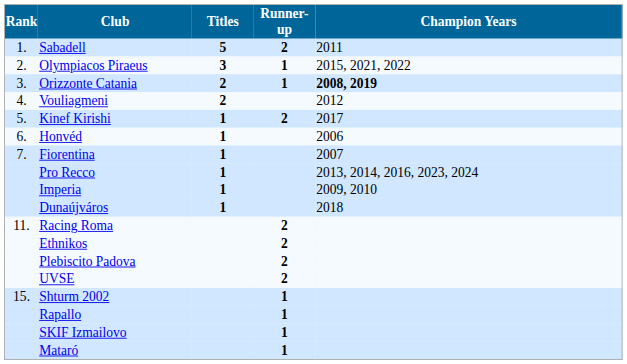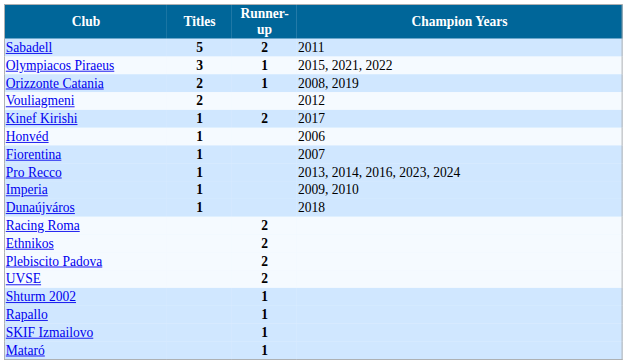- column: (22, 21)
(347, 83) bold -> (328, 83) normal
